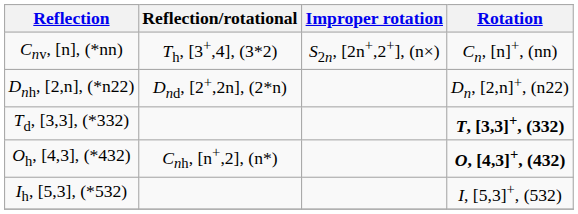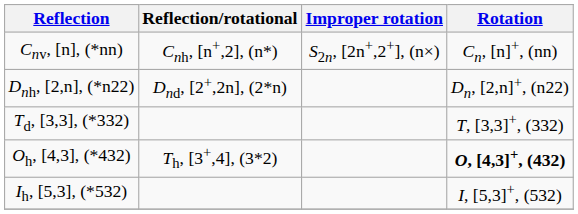(220, 51) Th, [3+,4], (3*2) -> (220, 51) Cnh, [n+,2], (n*)
(510, 123) bold -> (510, 123) normal
(220, 158) Cnh, [n+,2], (n*) -> (220, 158) Th, [3+,4], (3*2)
